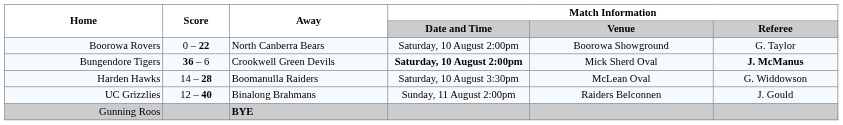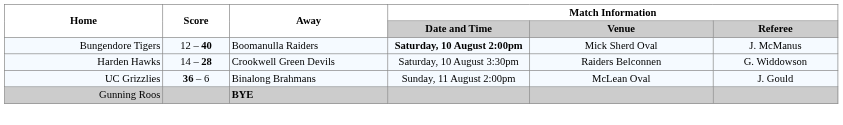- row: (125, 45)
(196, 62) 36 – 6 -> (196, 45) 12 – 40
(283, 62) Crookwell Green Devils -> (275, 45) Boomanulla Raiders
(775, 62) bold -> (775, 45) normal
(275, 78) Boomanulla Raiders -> (283, 62) Crookwell Green Devils
(621, 78) McLean Oval -> (621, 62) Raiders Belconnen
(196, 95) 12 – 40 -> (196, 78) 36 – 6
(621, 95) Raiders Belconnen -> (621, 78) McLean Oval
